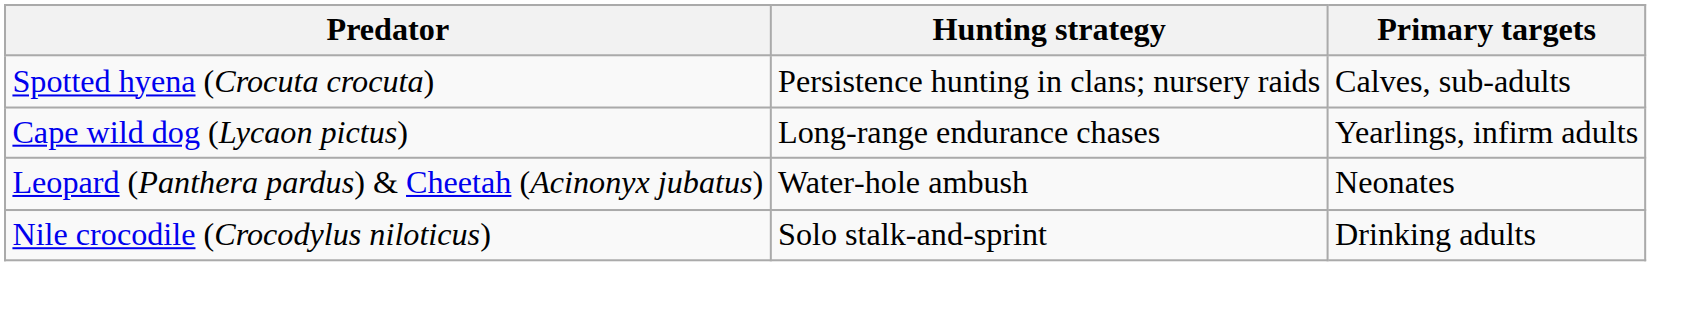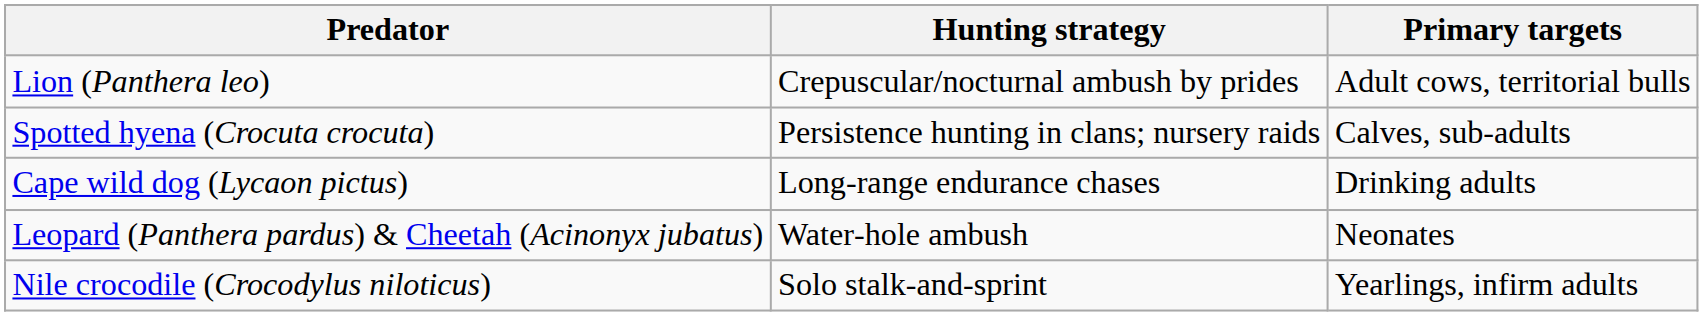+ row: (141, 81)
(1487, 132) Yearlings, infirm adults -> (1436, 183) Drinking adults
(1436, 234) Drinking adults -> (1487, 285) Yearlings, infirm adults
